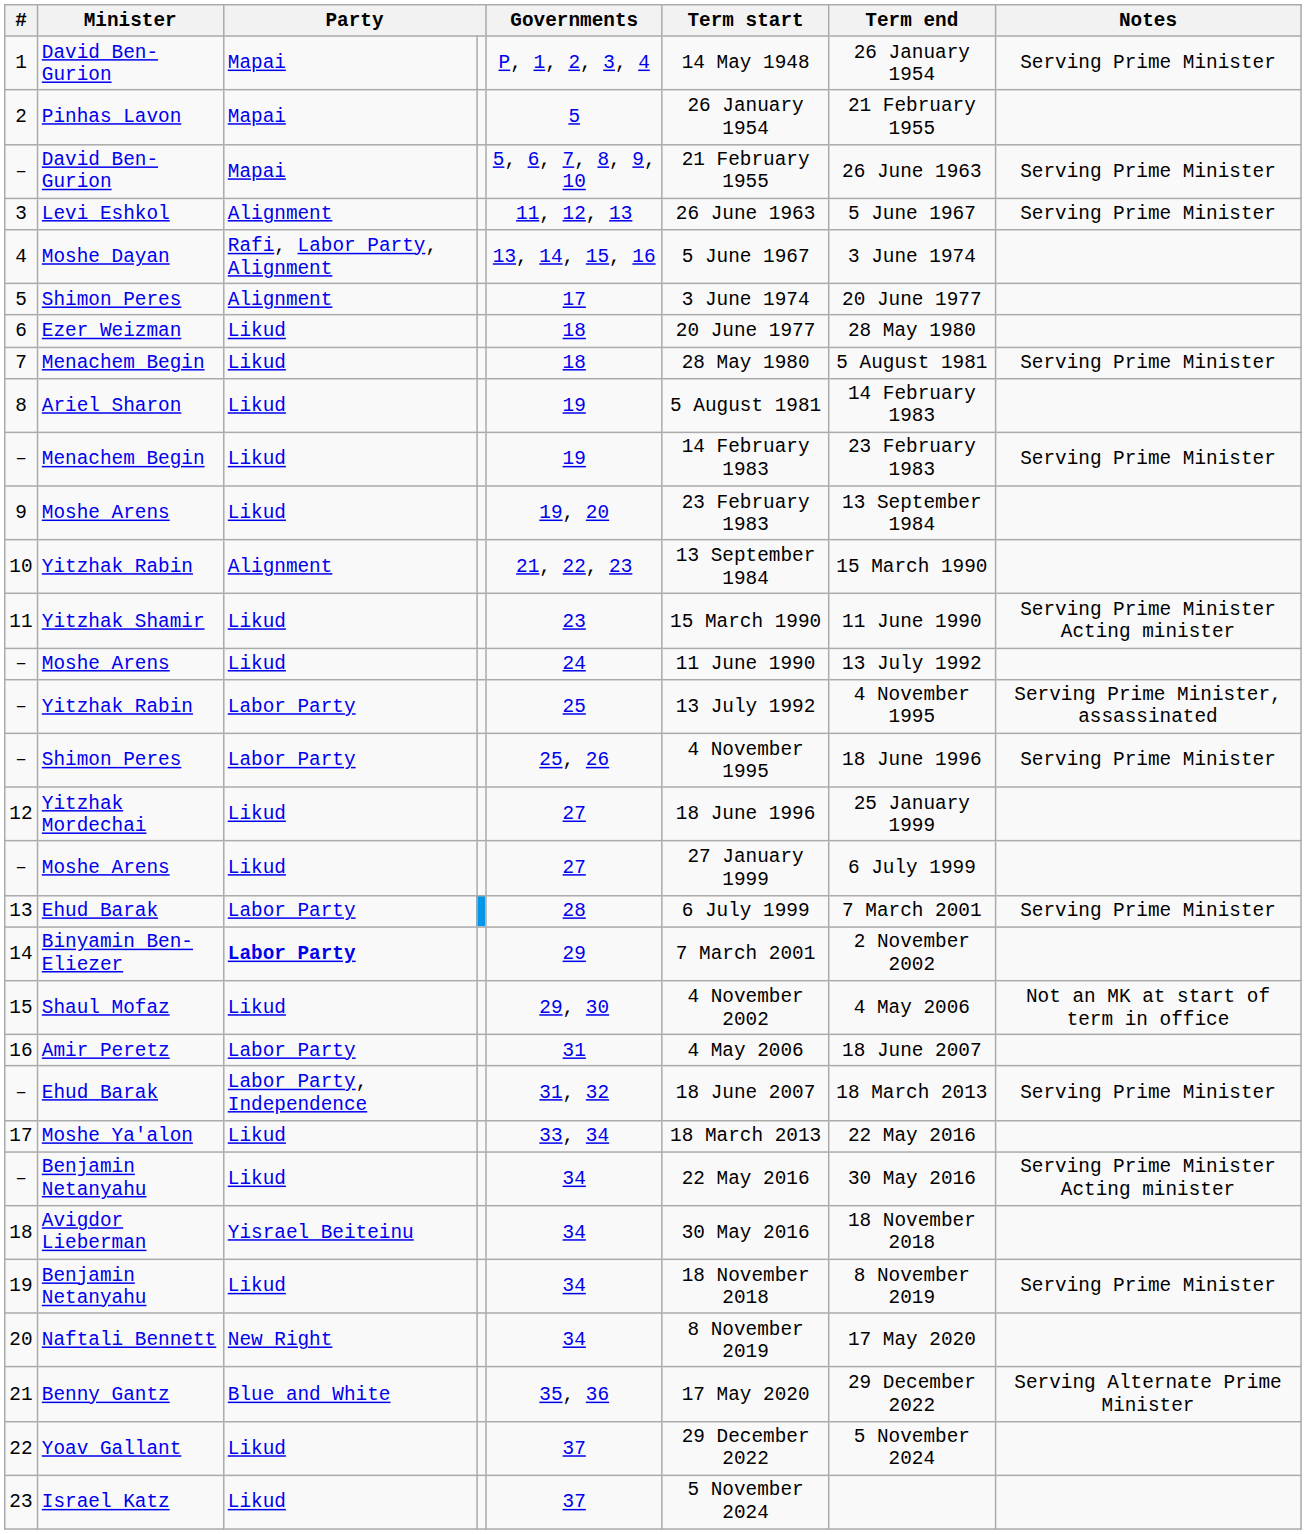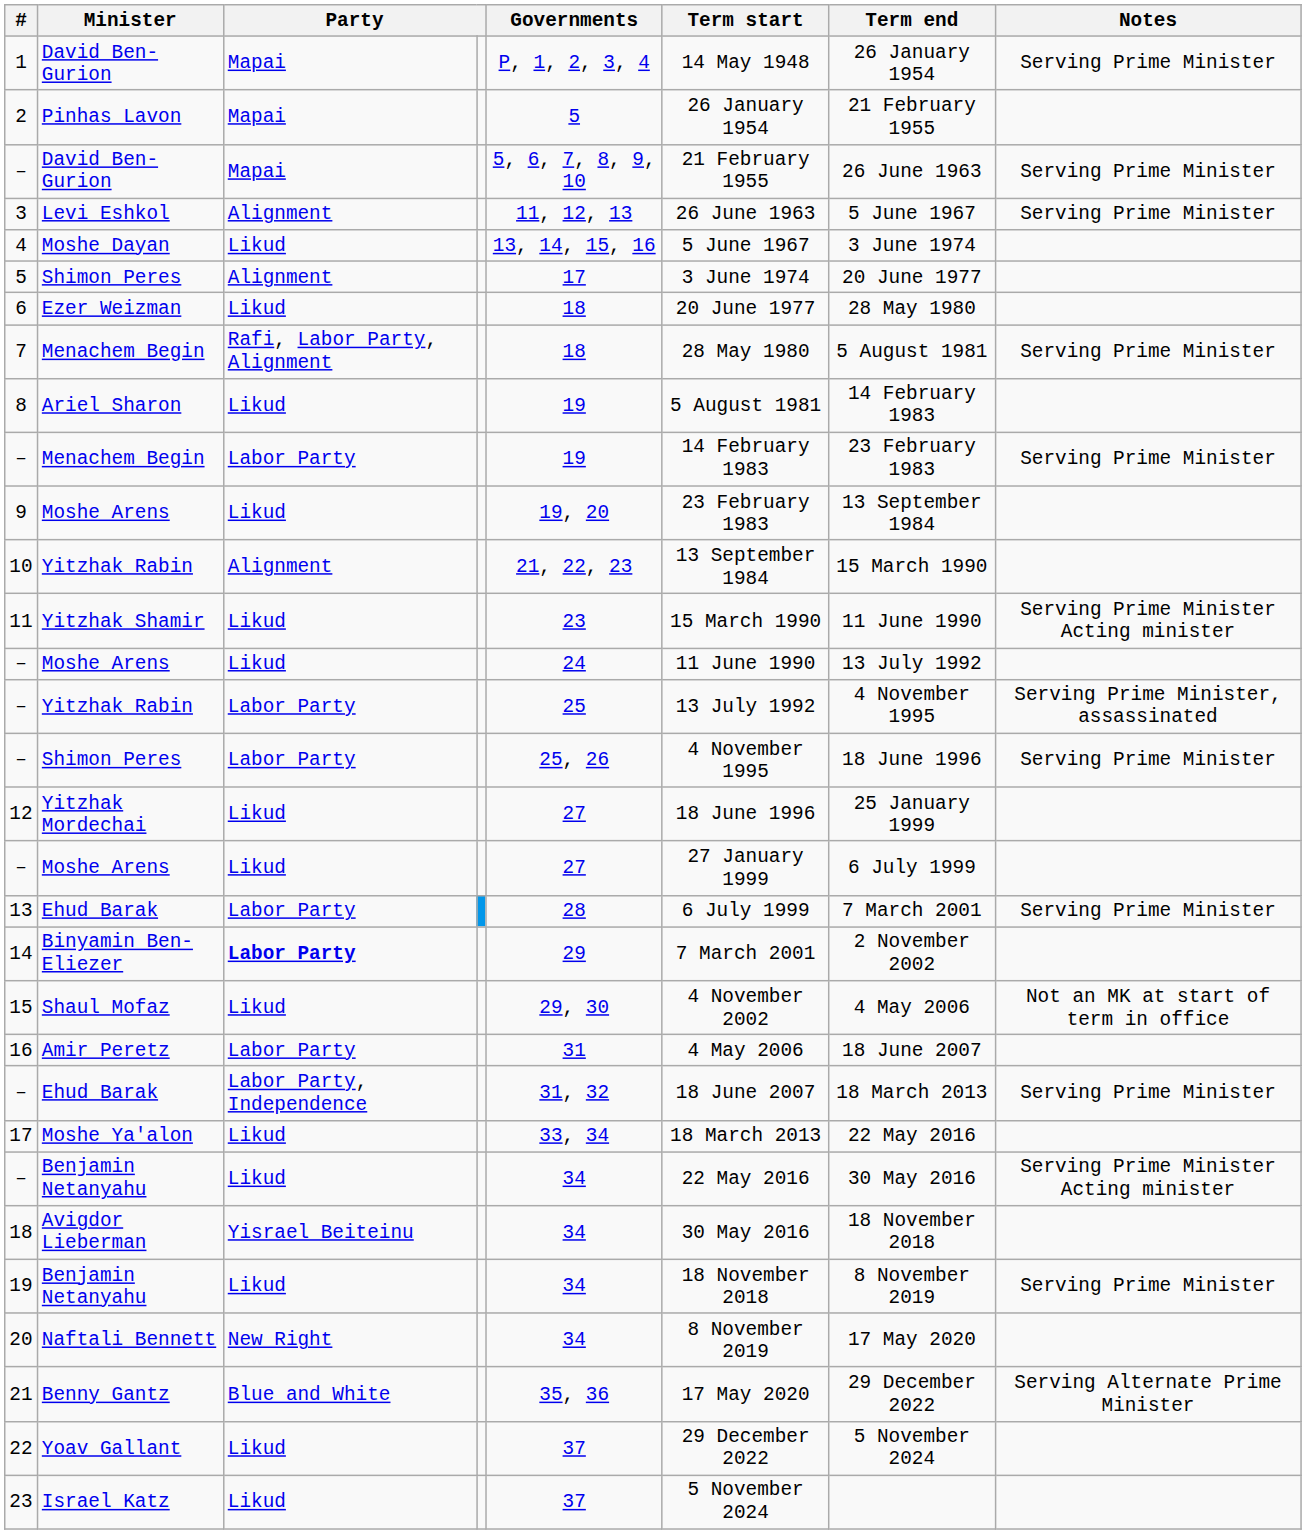(332, 257) Rafi, Labor Party, Alignment -> (257, 245) Likud
(257, 362) Likud -> (332, 351) Rafi, Labor Party, Alignment
(257, 459) Likud -> (292, 459) Labor Party
